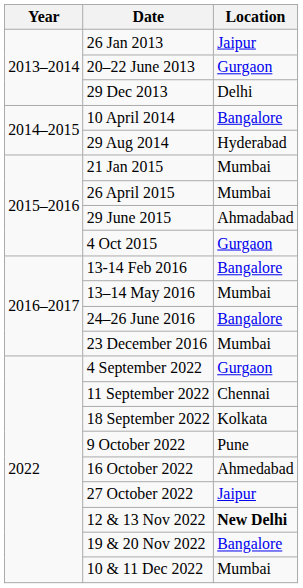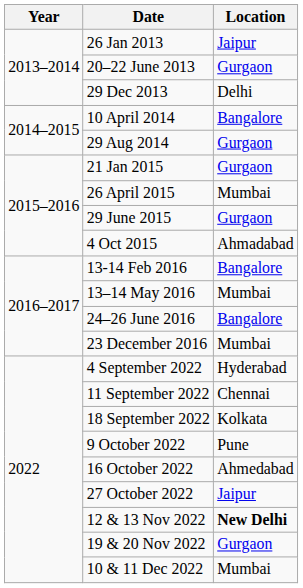(252, 142) Hyderabad -> (245, 142) Gurgaon
(244, 167) Mumbai -> (245, 167) Gurgaon
(255, 218) Ahmadabad -> (245, 218) Gurgaon
(245, 243) Gurgaon -> (255, 243) Ahmadabad
(245, 368) Gurgaon -> (252, 368) Hyderabad
(250, 544) Bangalore -> (245, 544) Gurgaon
